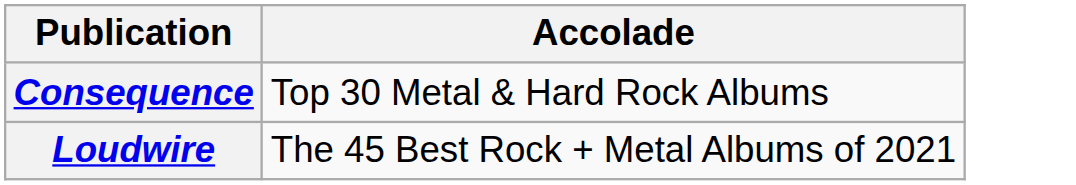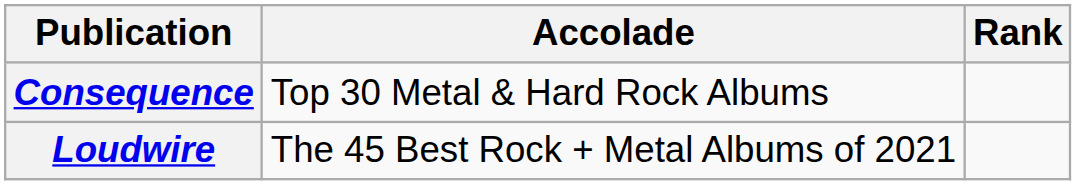+ column: (1018, 33)
